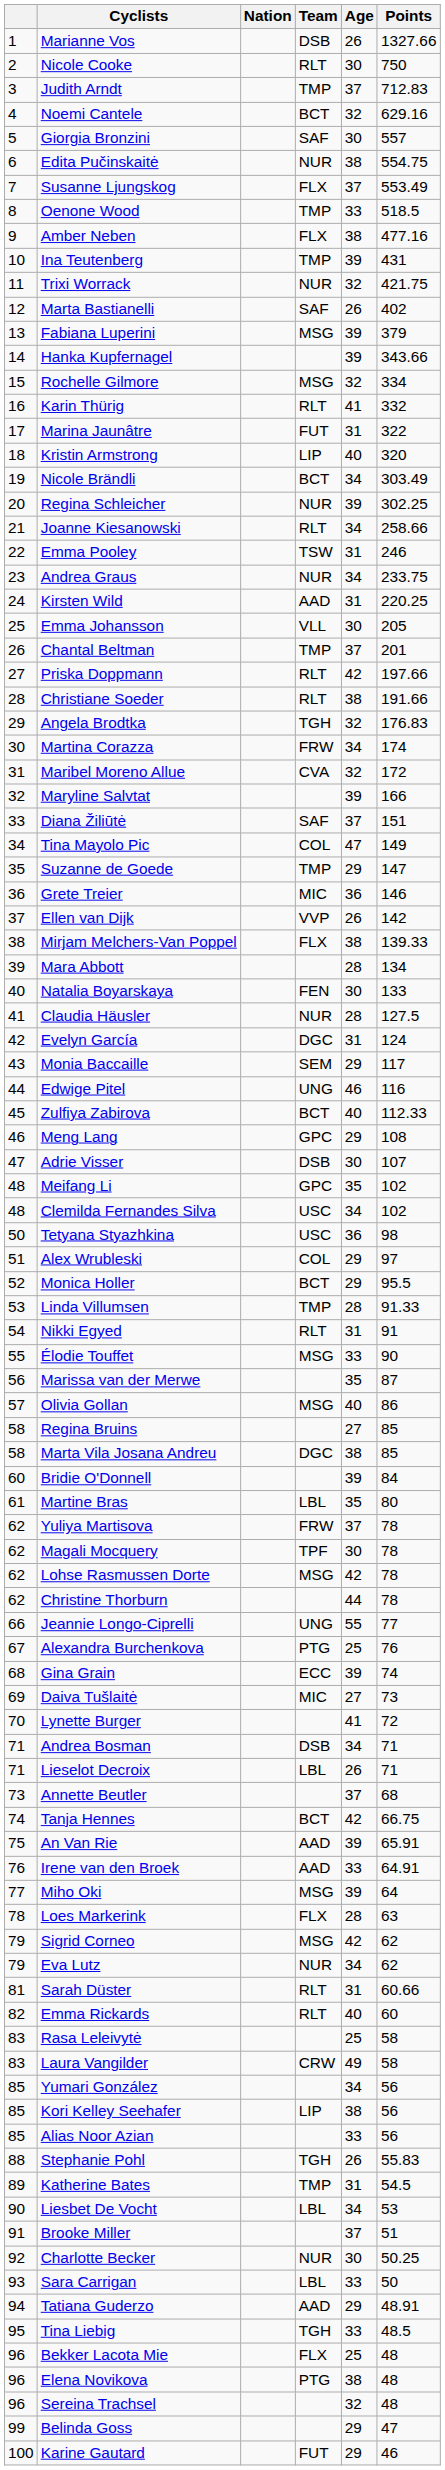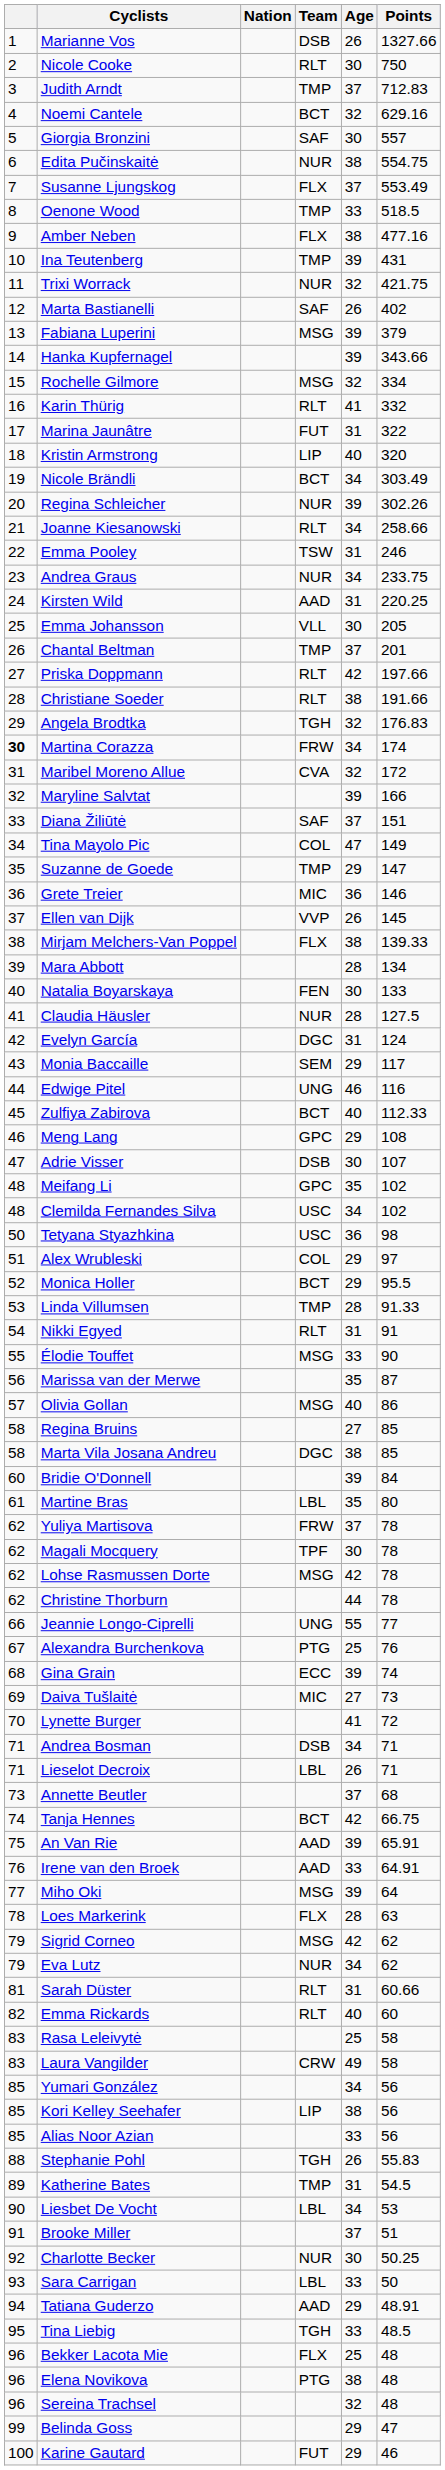(404, 503) 302.25 -> (404, 503) 302.26
(17, 747) normal -> (17, 747) bold
(394, 917) 142 -> (394, 917) 145
